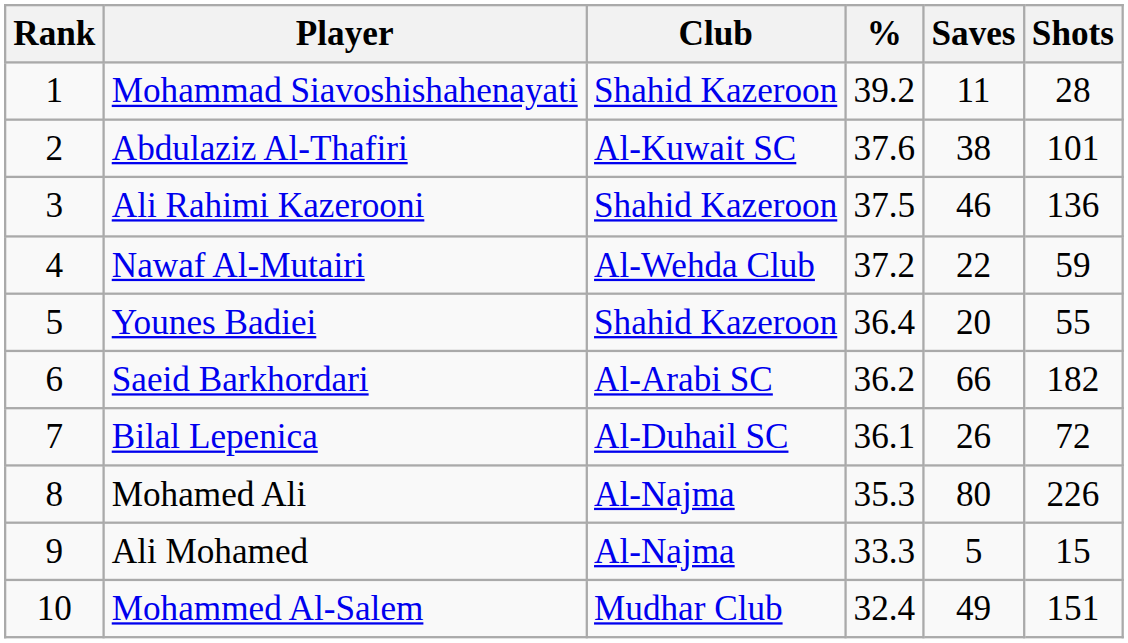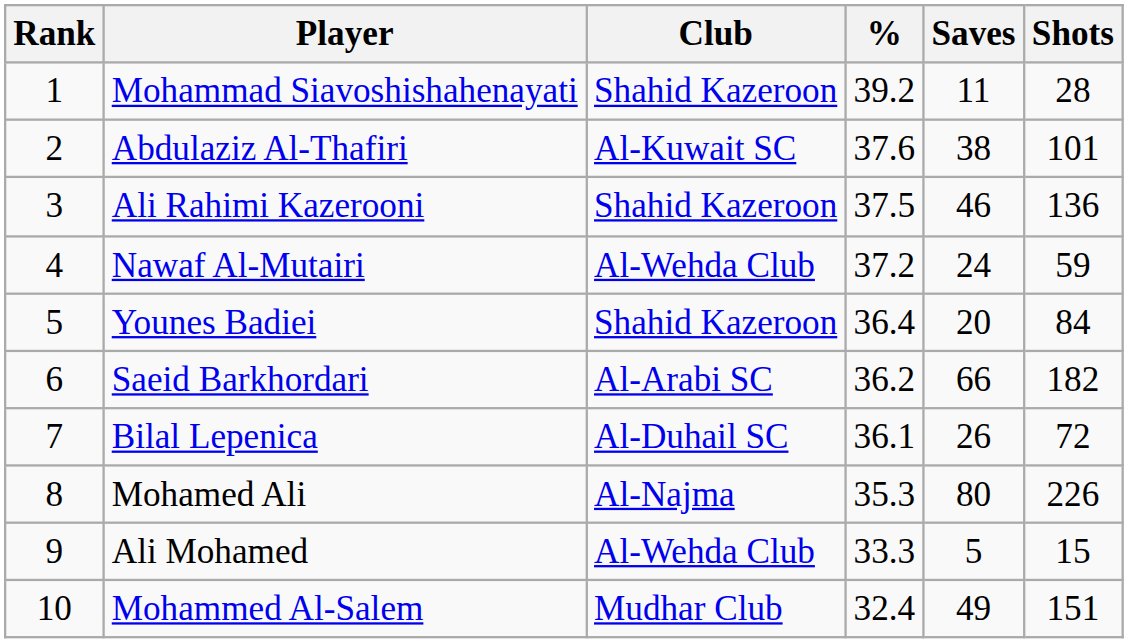(974, 263) 22 -> (974, 263) 24
(1073, 321) 55 -> (1073, 321) 84
(664, 551) Al-Najma -> (704, 551) Al-Wehda Club
